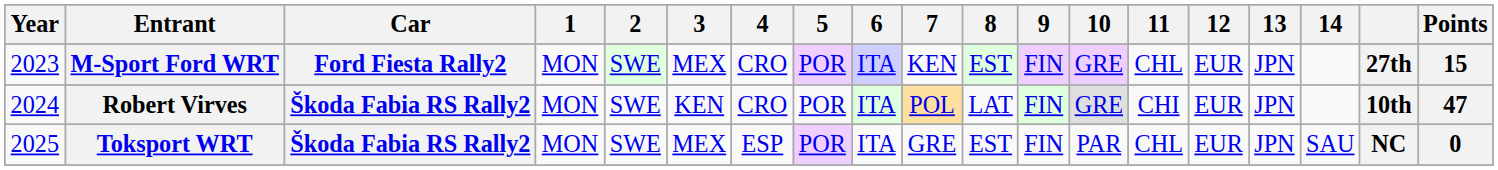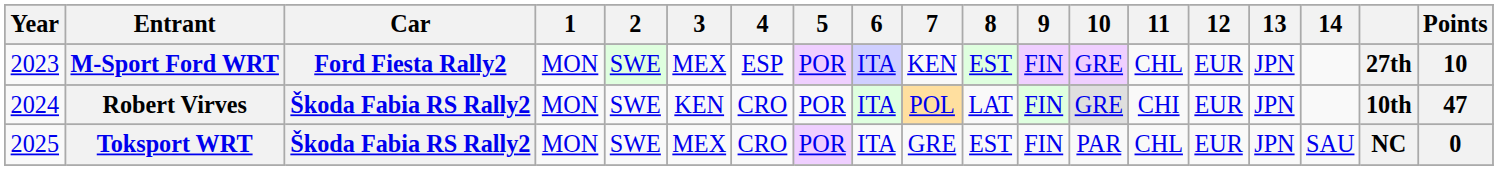(762, 64) CRO -> (762, 64) ESP
(1455, 64) 15 -> (1455, 64) 10
(762, 143) ESP -> (762, 143) CRO
